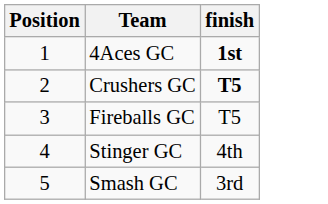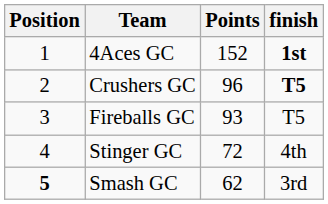+ column: (232, 20)
(45, 183) normal -> (45, 183) bold
